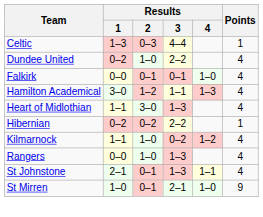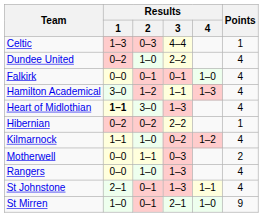(118, 108) normal -> (118, 108) bold
+ row: (31, 156)
